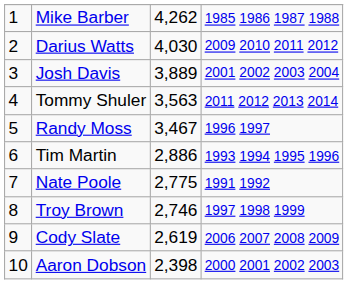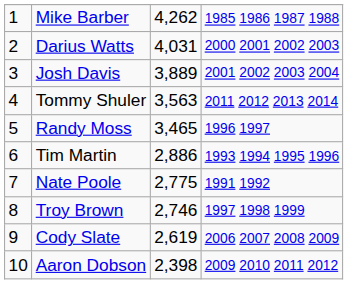(176, 45) 4,030 -> (176, 45) 4,031
(271, 46) 2009 2010 2011 2012 -> (272, 46) 2000 2001 2002 2003
(176, 127) 3,467 -> (176, 127) 3,465
(272, 265) 2000 2001 2002 2003 -> (271, 265) 2009 2010 2011 2012
